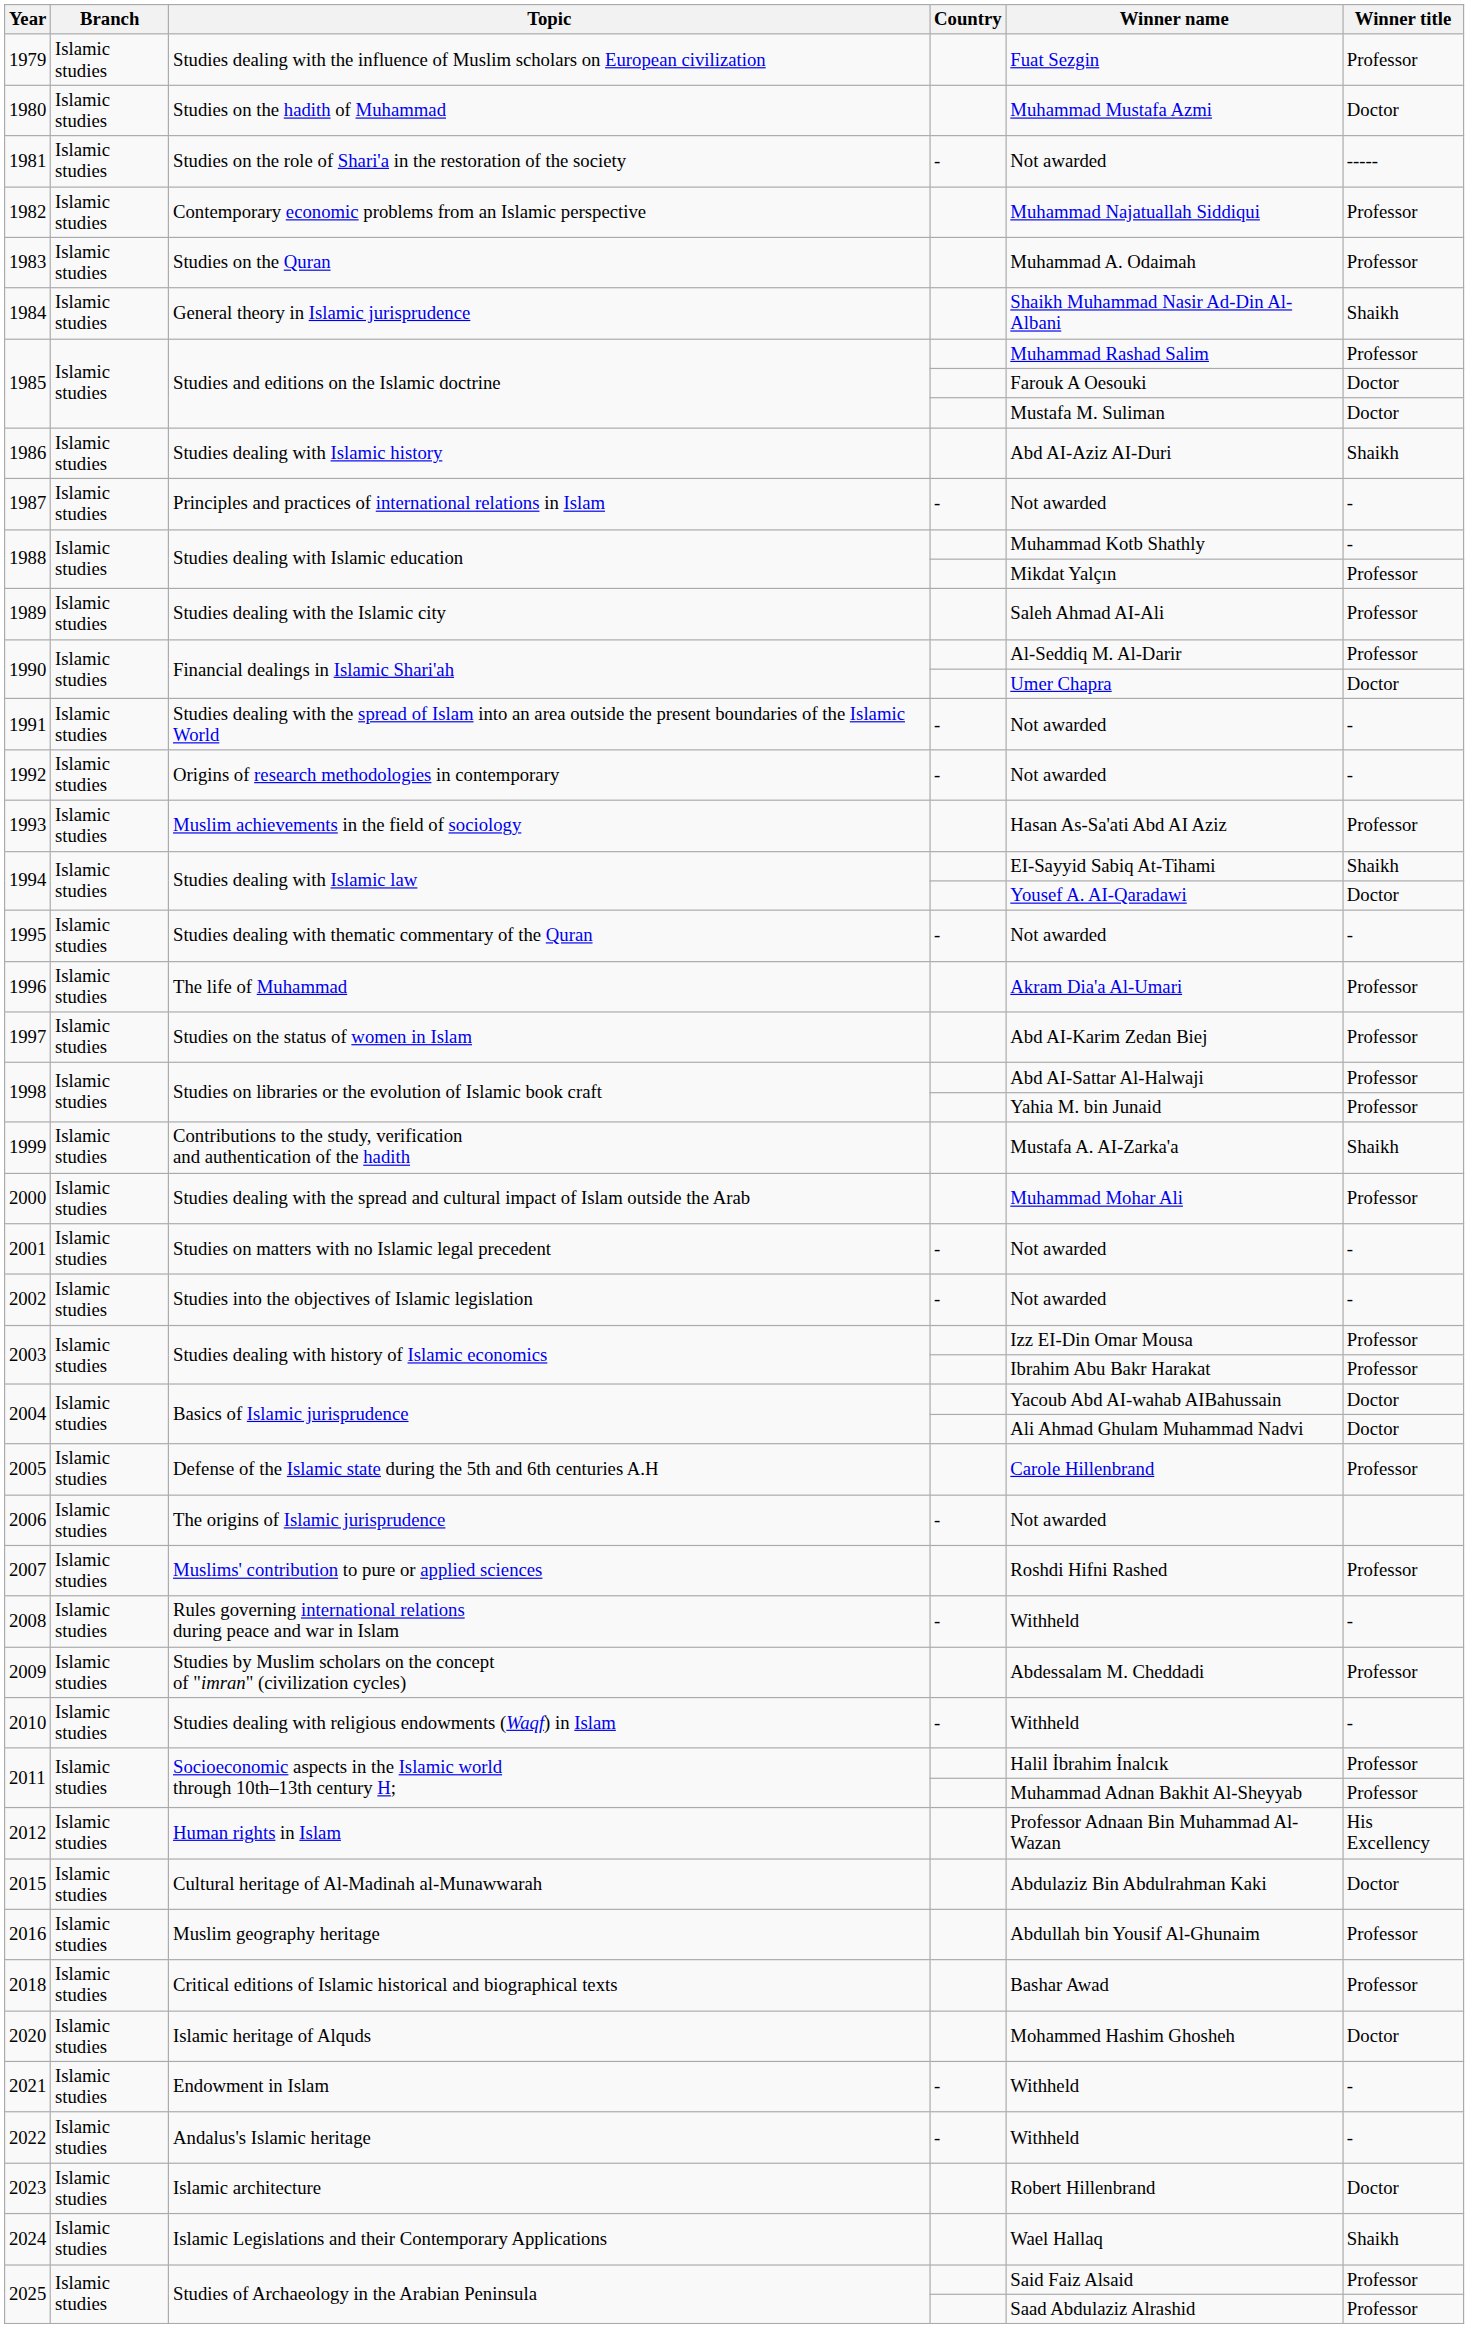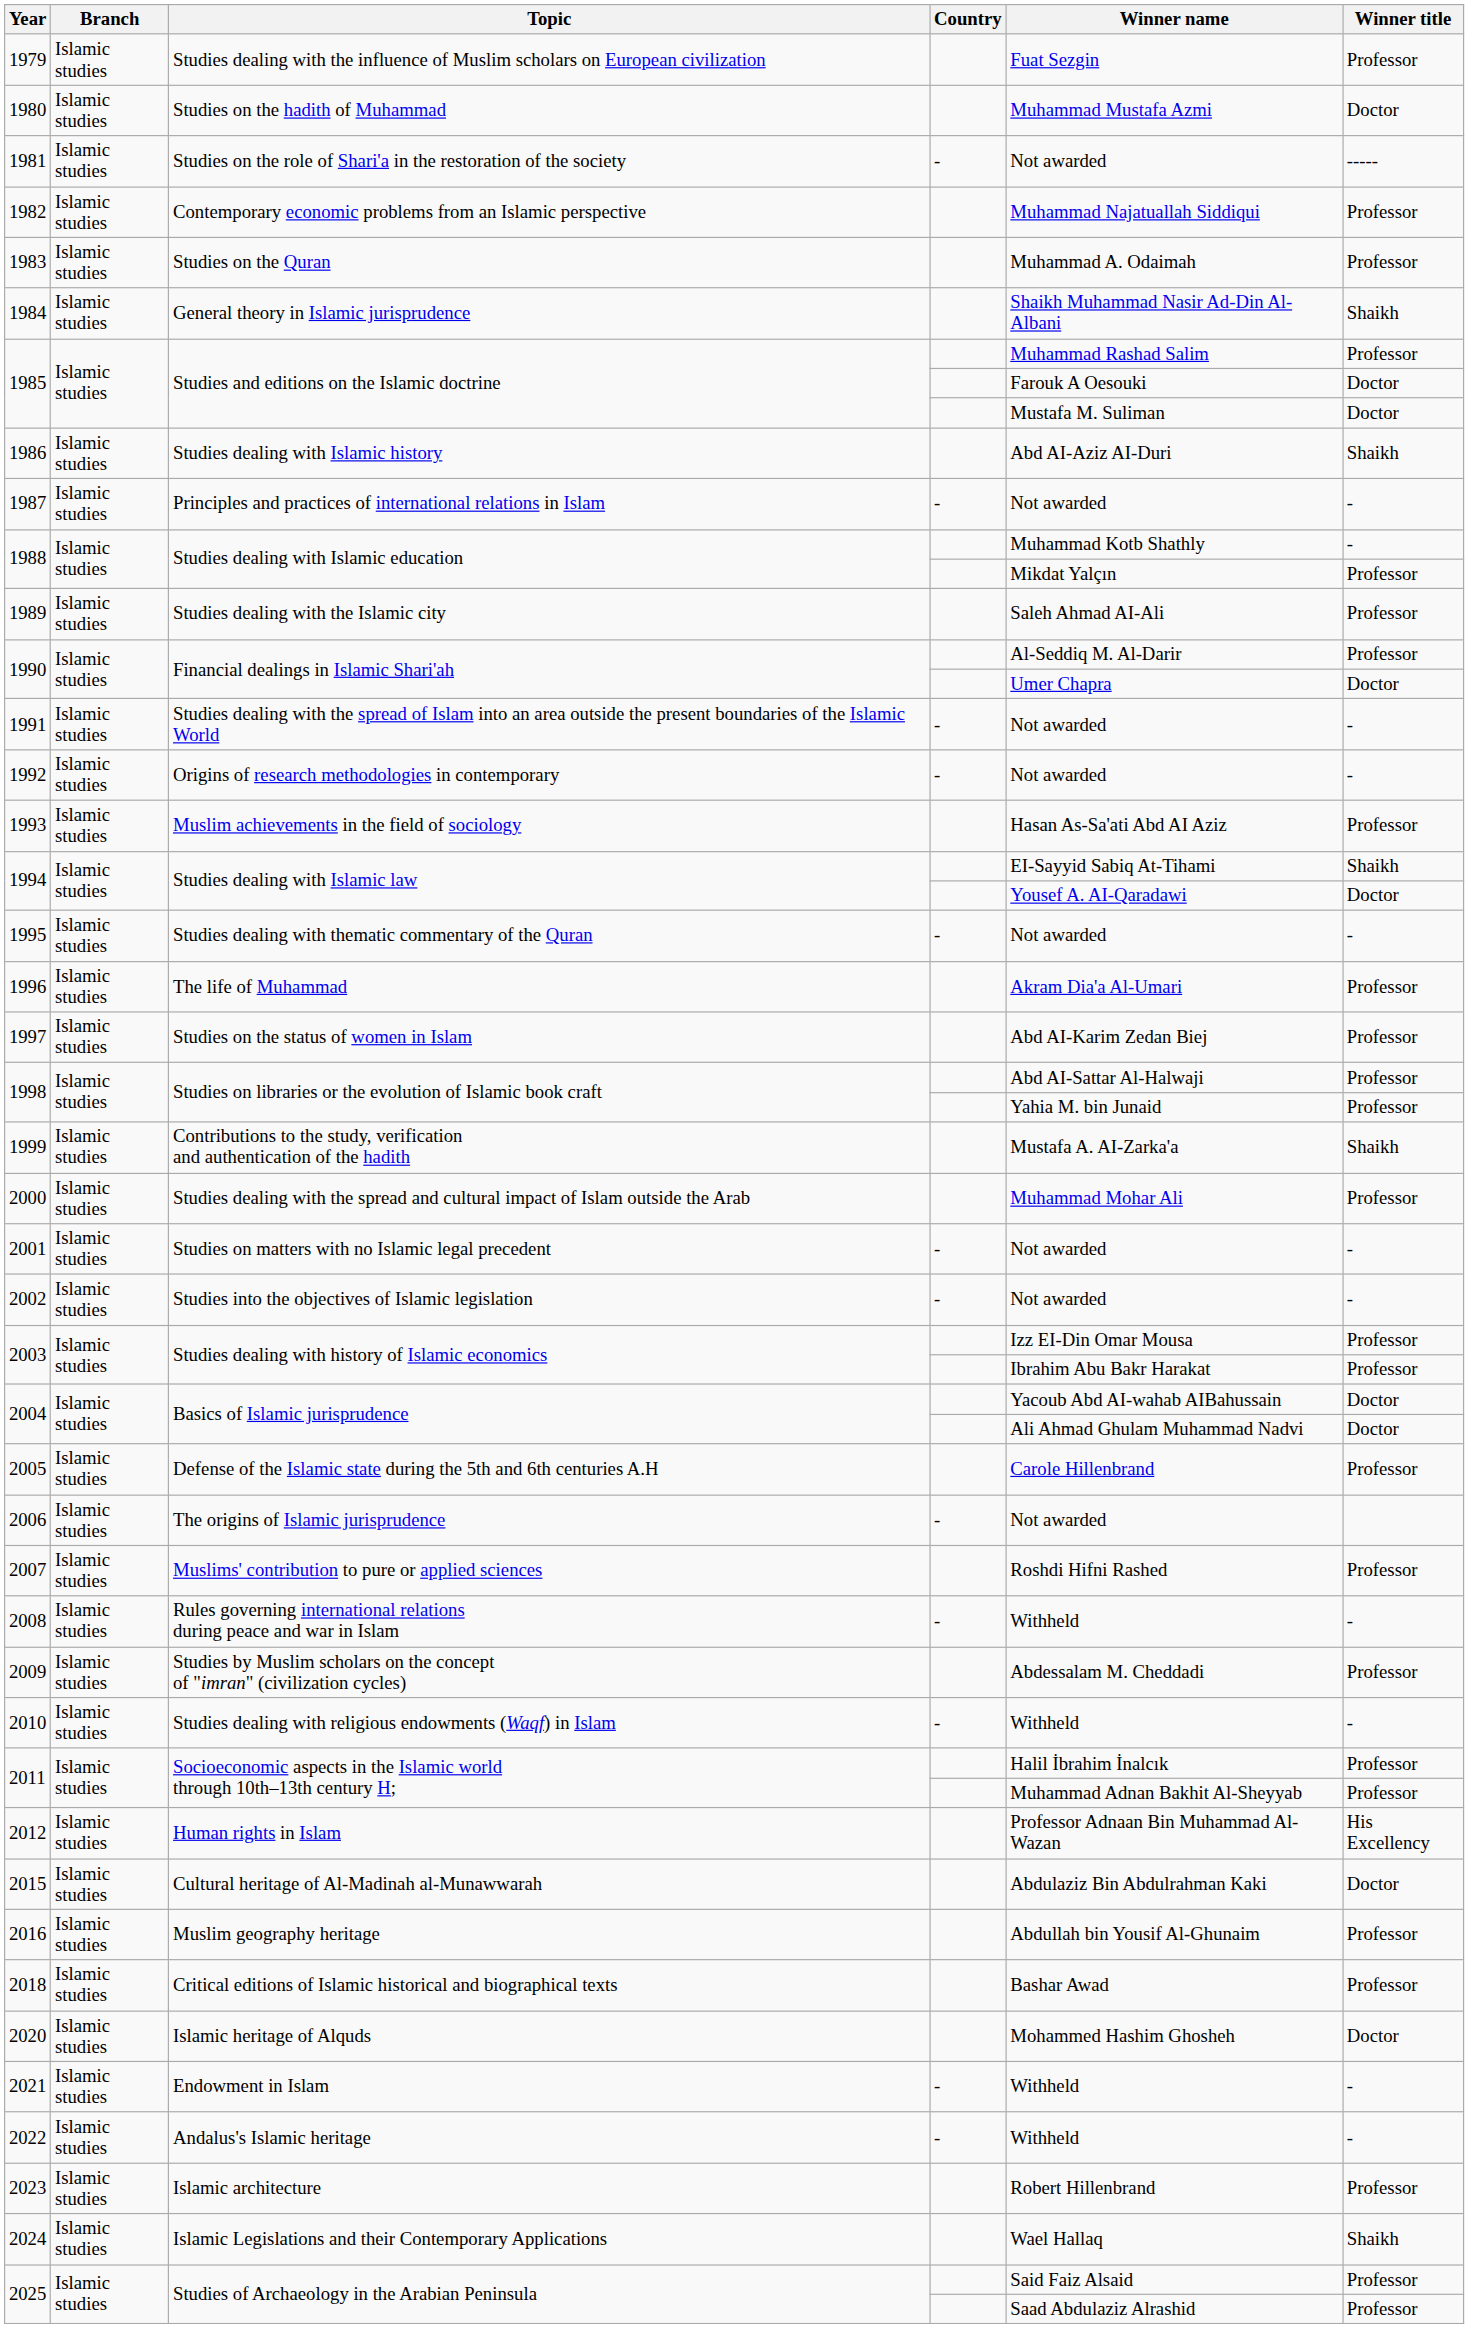(1373, 2188) Doctor -> (1382, 2188) Professor
